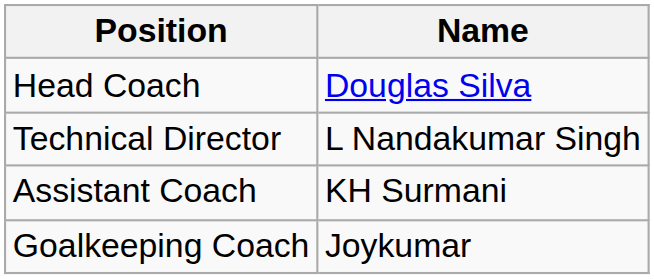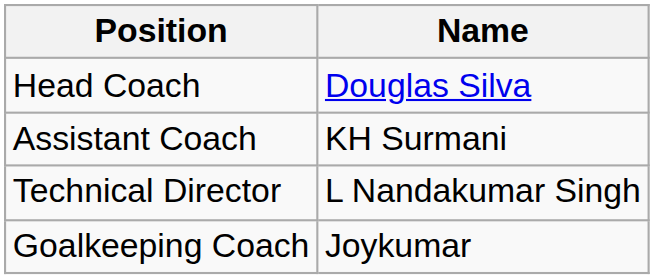rows swapped: (147, 138) <-> (135, 191)
